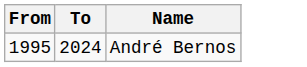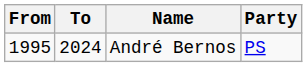+ column: (271, 19)
